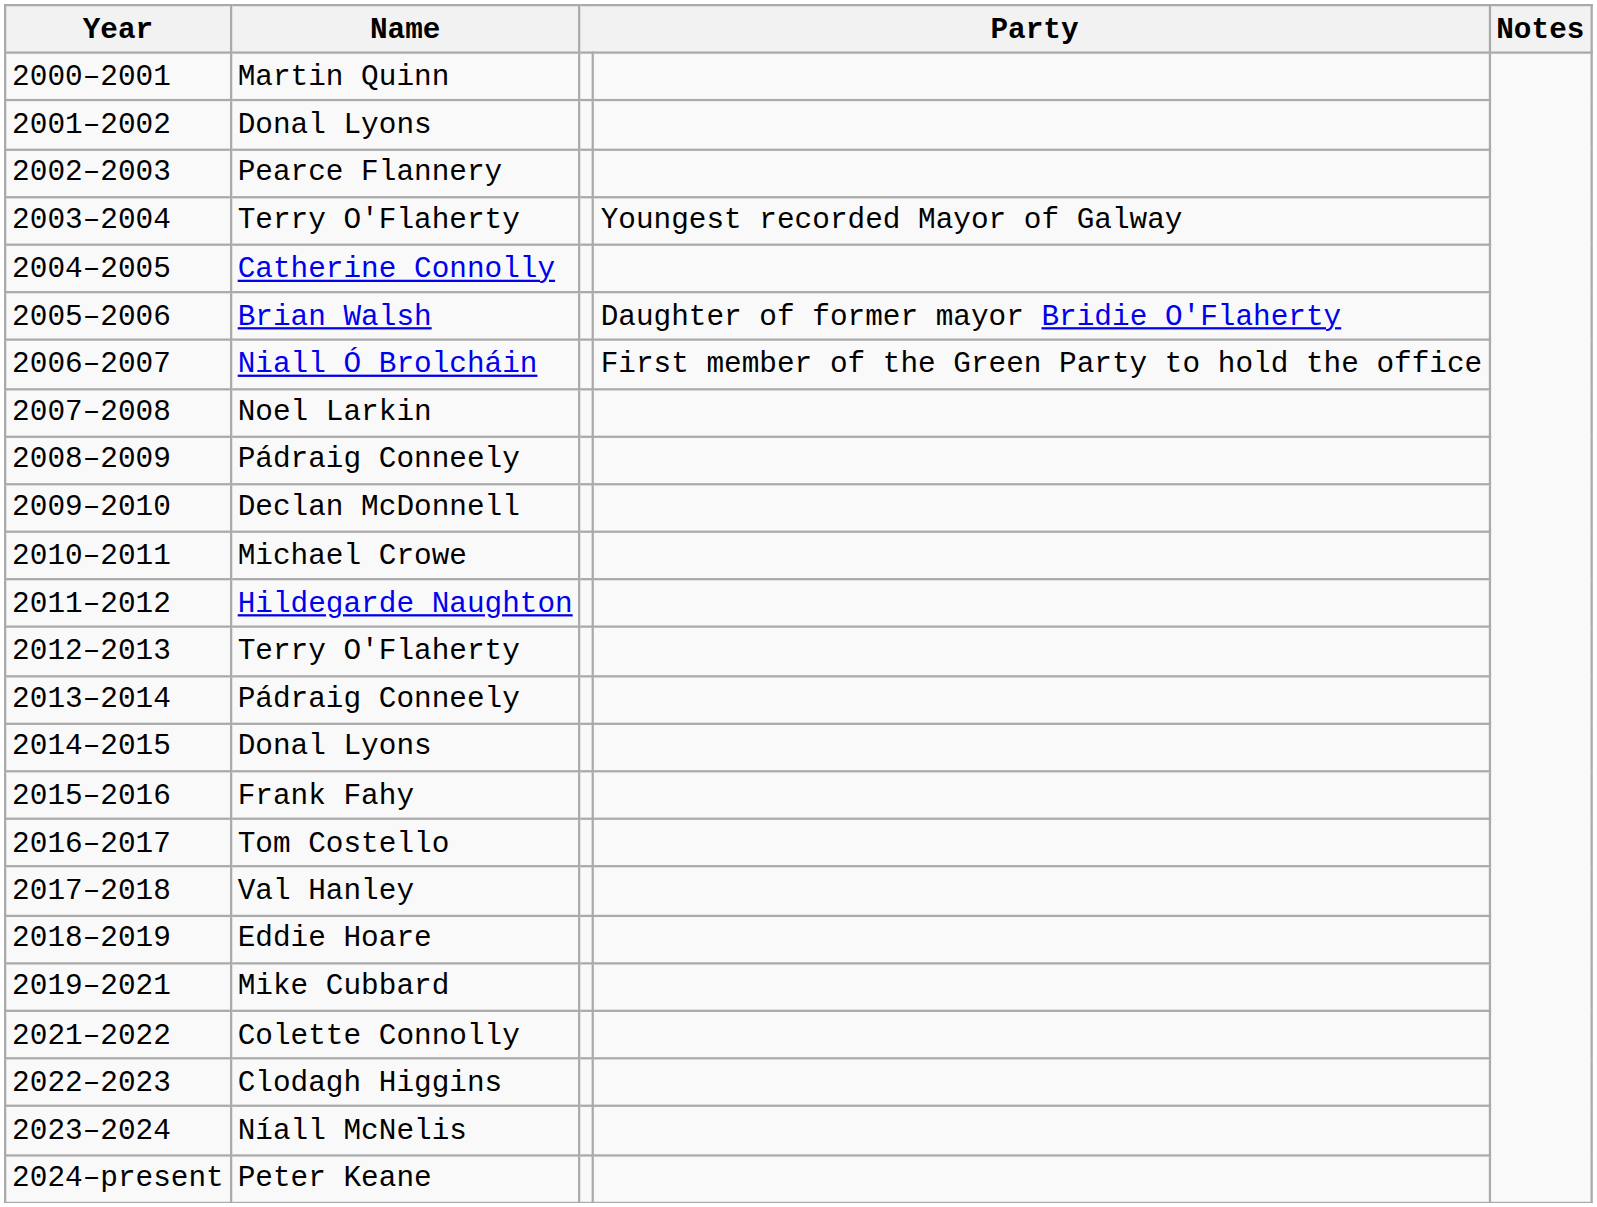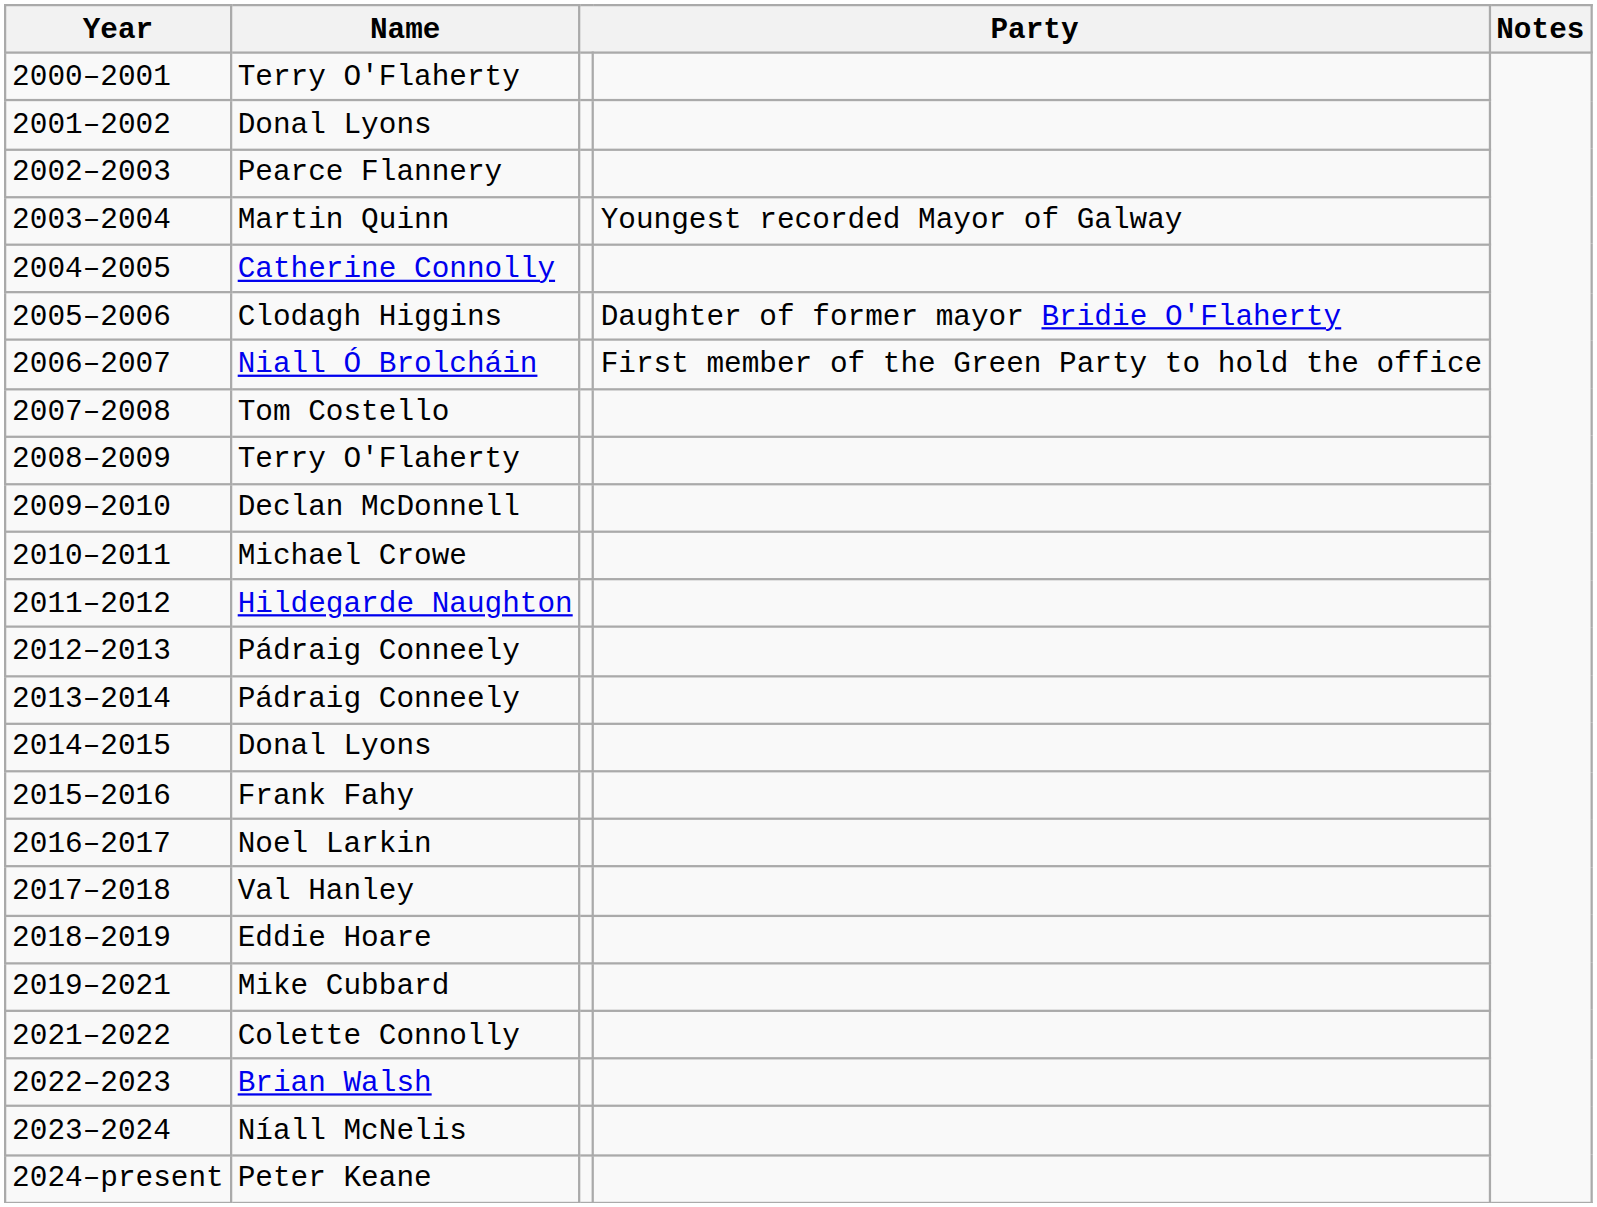(343, 77) Martin Quinn -> (379, 77) Terry O'Flaherty
(379, 221) Terry O'Flaherty -> (343, 221) Martin Quinn
(335, 316) Brian Walsh -> (370, 316) Clodagh Higgins
(335, 412) Noel Larkin -> (343, 412) Tom Costello
(379, 460) Pádraig Conneely -> (379, 460) Terry O'Flaherty
(379, 652) Terry O'Flaherty -> (379, 652) Pádraig Conneely
(343, 843) Tom Costello -> (335, 843) Noel Larkin
(370, 1083) Clodagh Higgins -> (335, 1083) Brian Walsh
